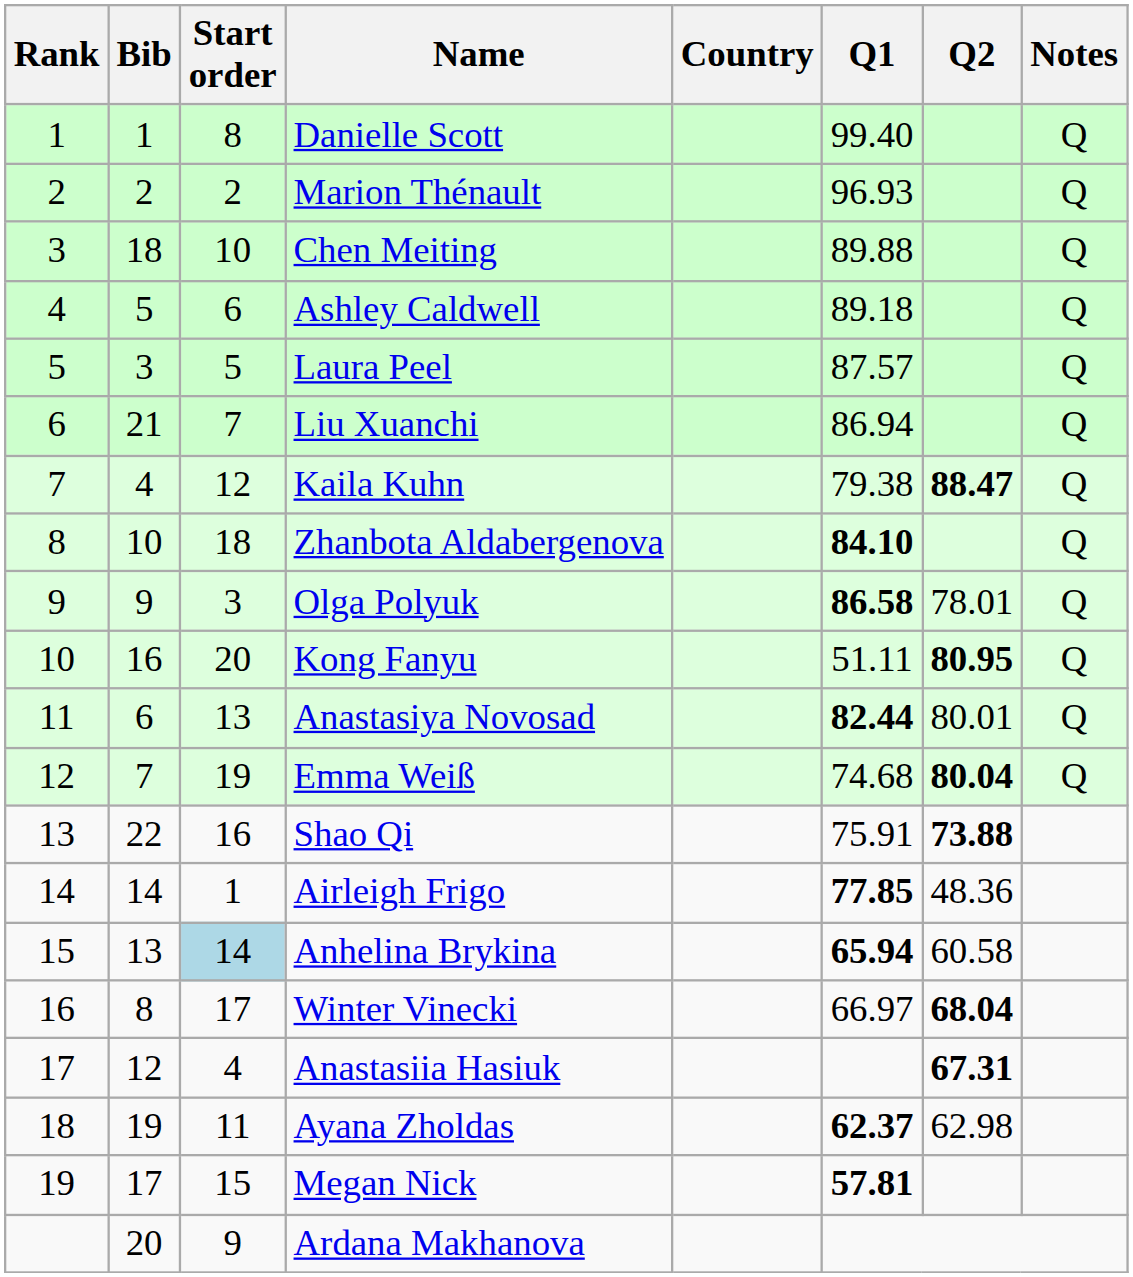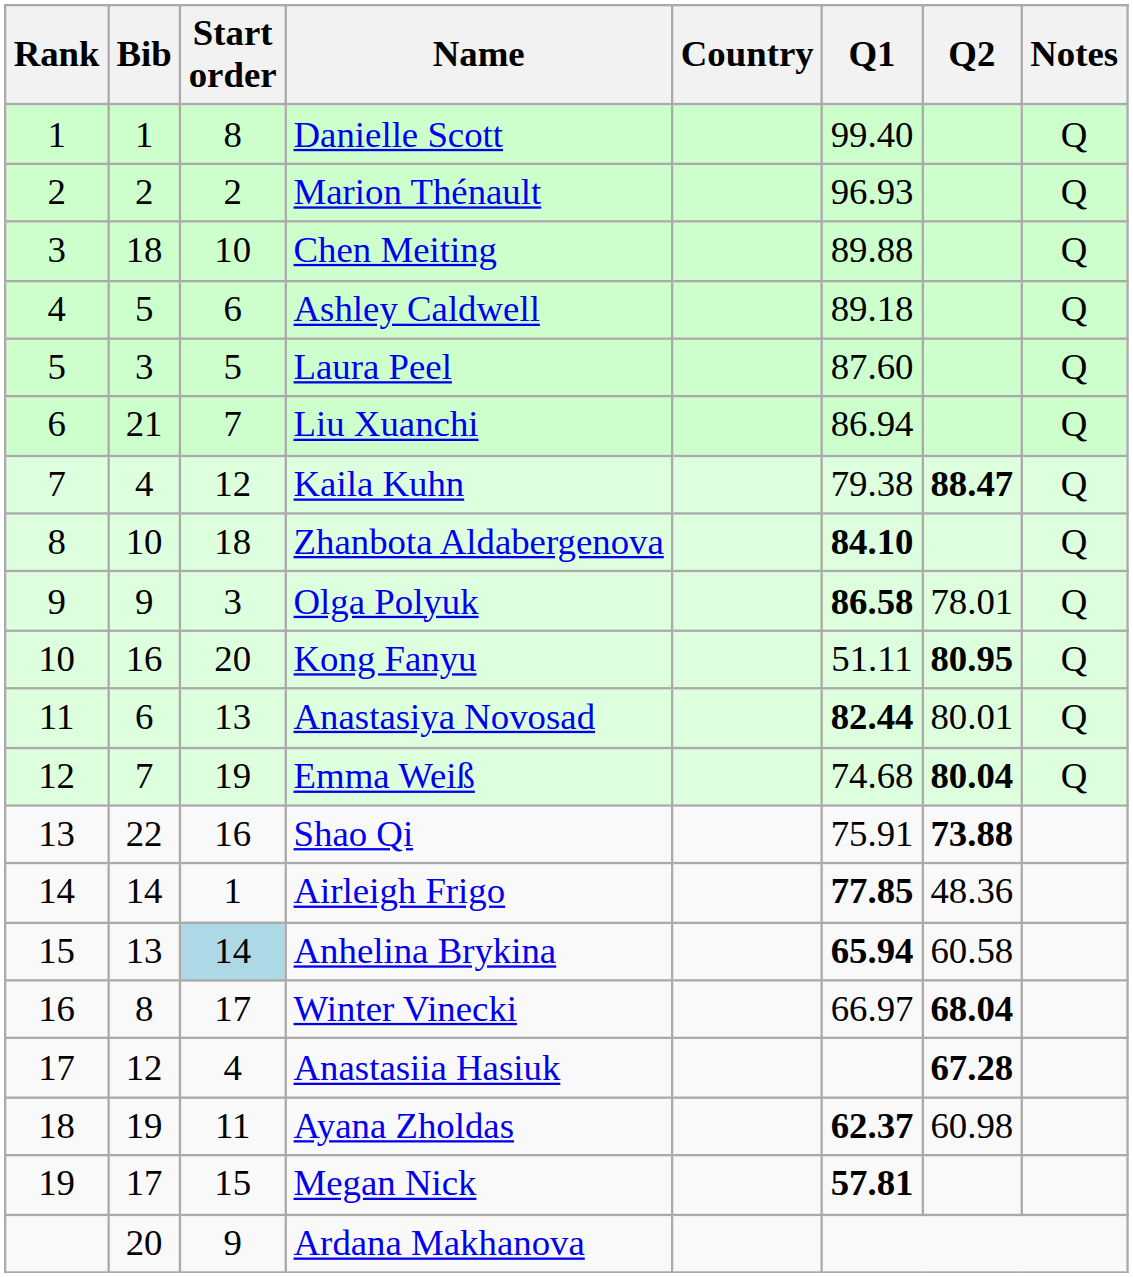(872, 366) 87.57 -> (872, 366) 87.60
(972, 1067) 67.31 -> (972, 1067) 67.28
(972, 1125) 62.98 -> (972, 1125) 60.98
